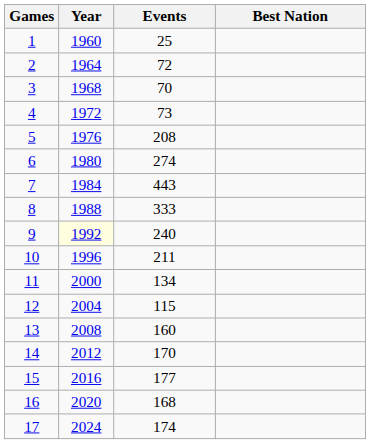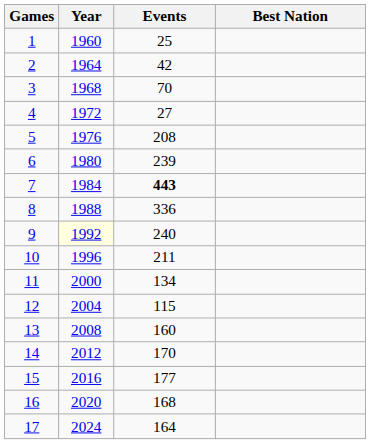(164, 64) 72 -> (164, 64) 42
(164, 112) 73 -> (164, 112) 27
(164, 161) 274 -> (164, 161) 239
(164, 185) normal -> (164, 185) bold
(164, 209) 333 -> (164, 209) 336
(164, 426) 174 -> (164, 426) 164
